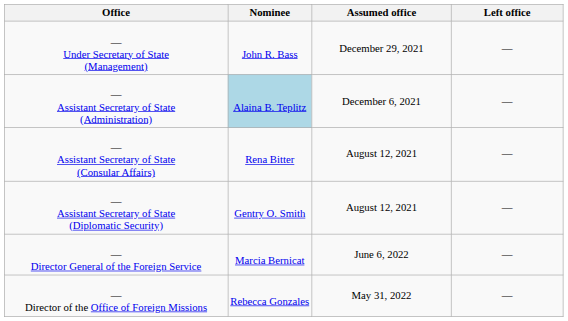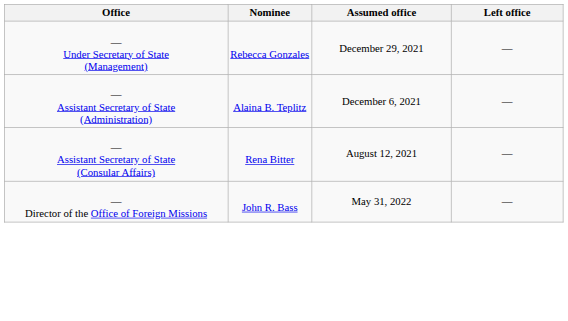(270, 54) John R. Bass -> (270, 54) Rebecca Gonzales
(270, 107) lightblue background -> (270, 107) no background
- row: (116, 213)
- row: (116, 260)
(270, 301) Rebecca Gonzales -> (270, 207) John R. Bass
